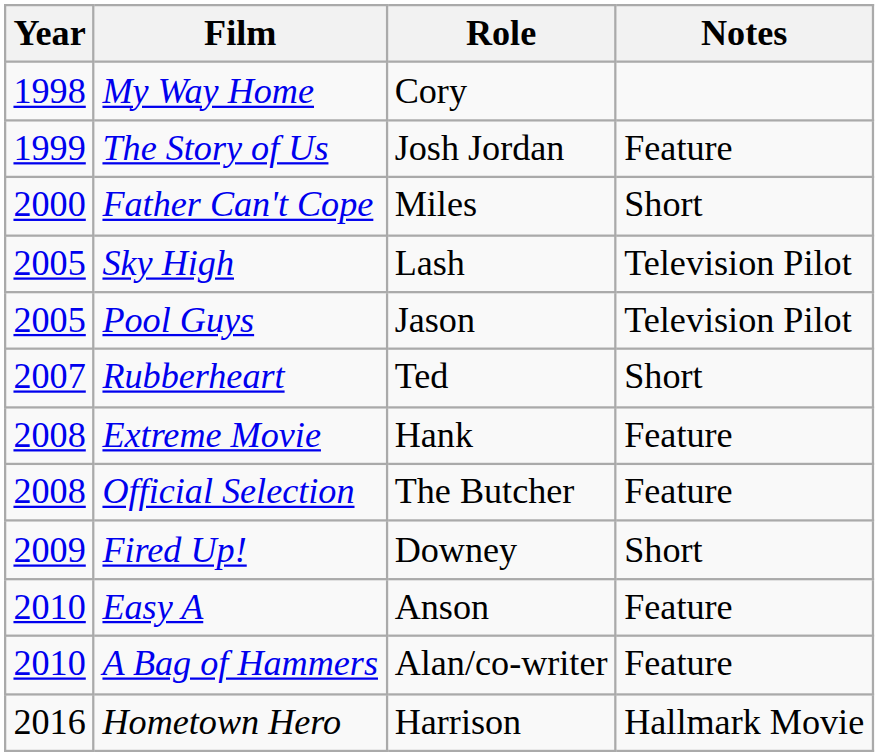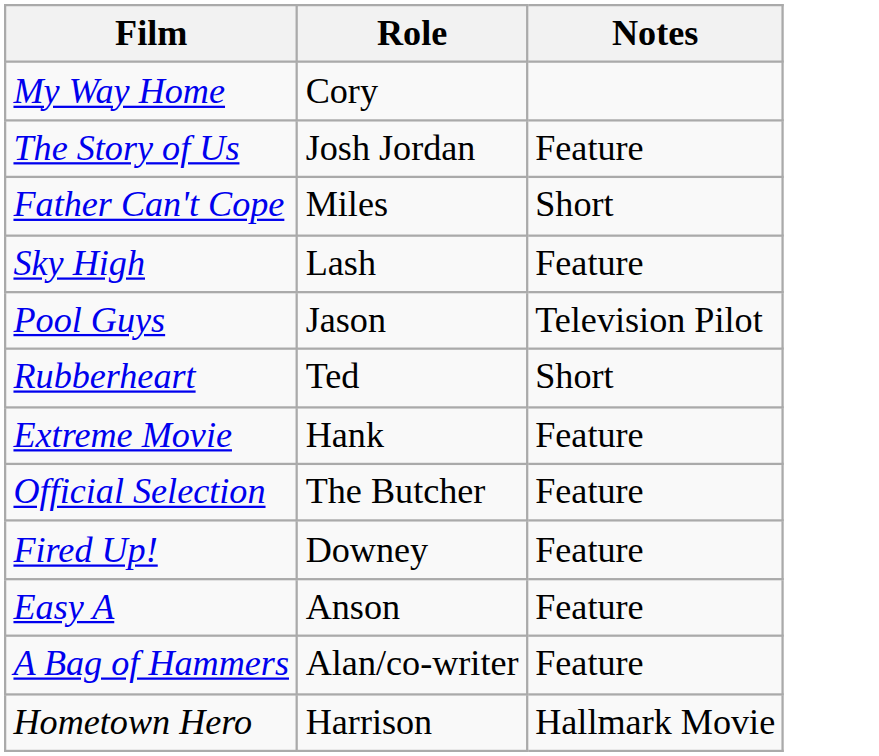- column: (50, 33)
(738, 262) Television Pilot -> (589, 262) Feature
(663, 549) Short -> (589, 549) Feature
